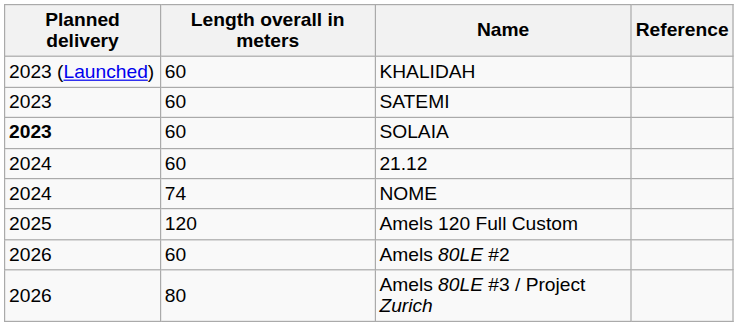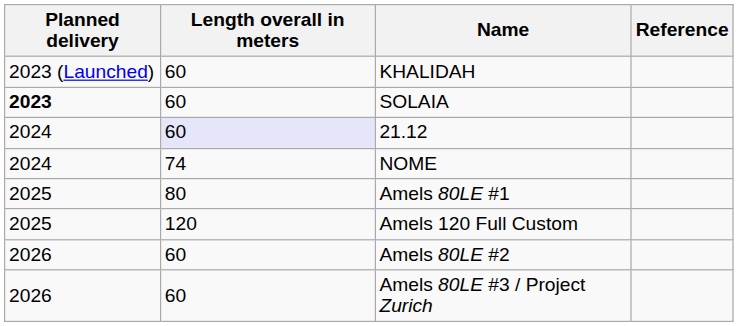- row: (414, 102)
(175, 163) no background -> (175, 132) lavender background
+ row: (445, 193)
(175, 295) 80 -> (175, 295) 60
